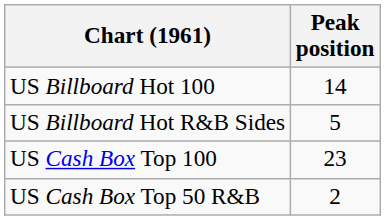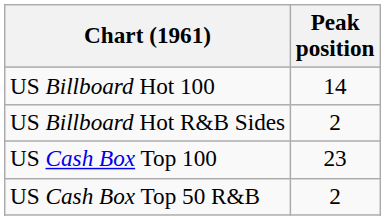(335, 122) 5 -> (335, 122) 2
